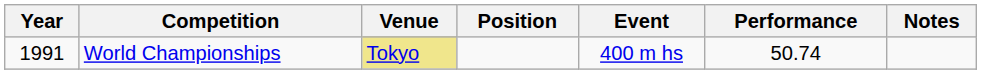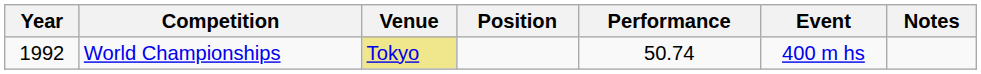columns swapped: (642, 21) <-> (796, 21)
(42, 53) 1991 -> (42, 53) 1992
